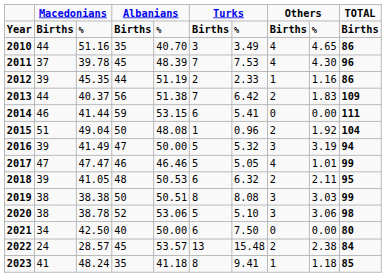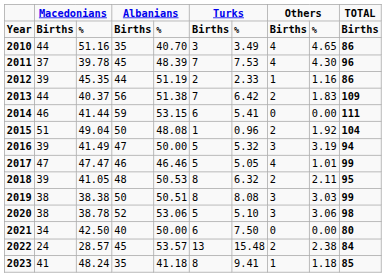(195, 180) 6 -> (195, 180) 8
